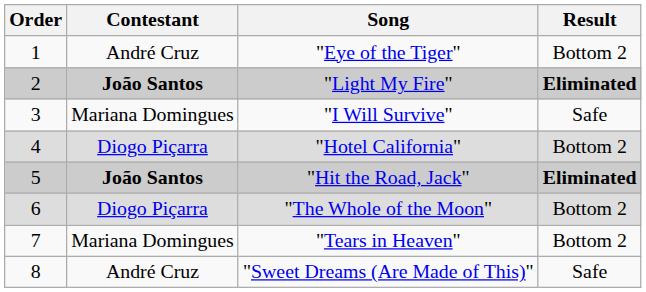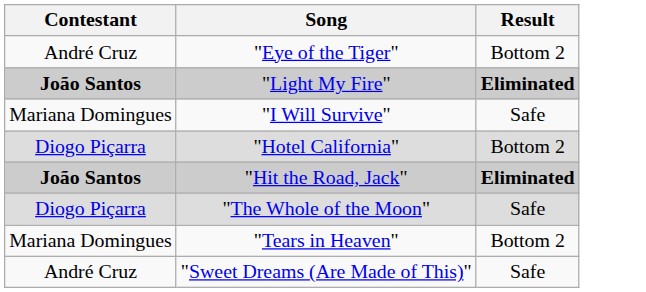- column: (36, 20)
(590, 209) Bottom 2 -> (528, 209) Safe
